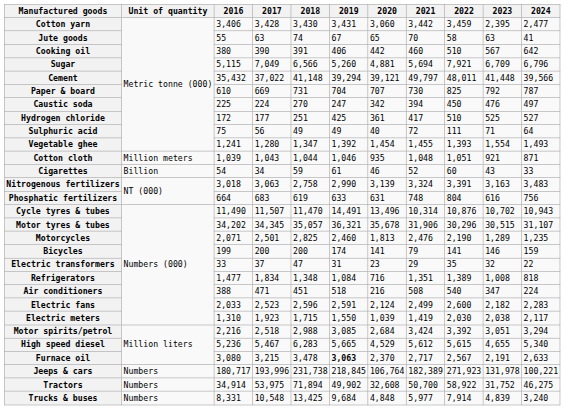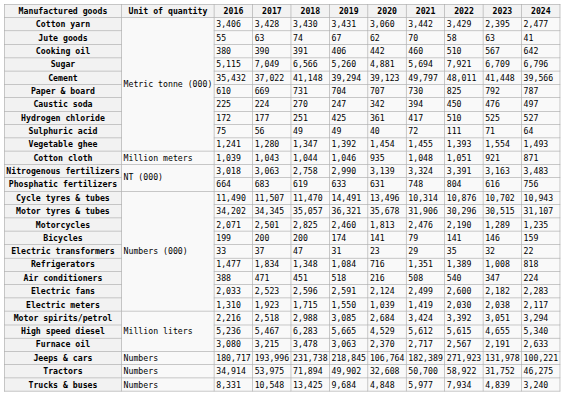(459, 24) 3,459 -> (459, 24) 3,429
(375, 38) 65 -> (375, 38) 62
(385, 78) 39,121 -> (385, 78) 39,123
- row: (63, 171)
(344, 358) bold -> (344, 345) normal
(459, 398) 7,914 -> (459, 385) 7,934
